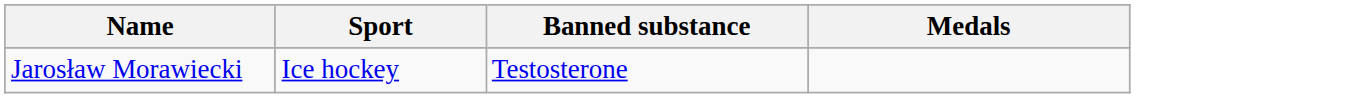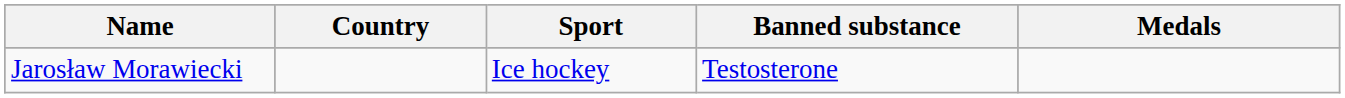+ column: (380, 25)
